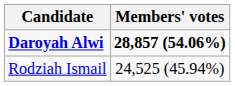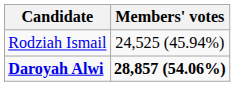rows swapped: (56, 42) <-> (57, 68)
